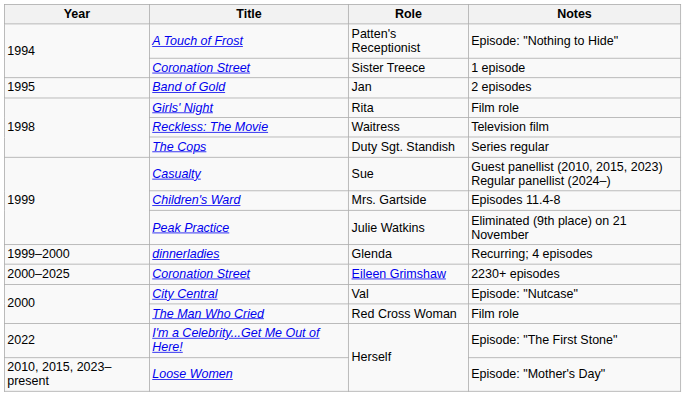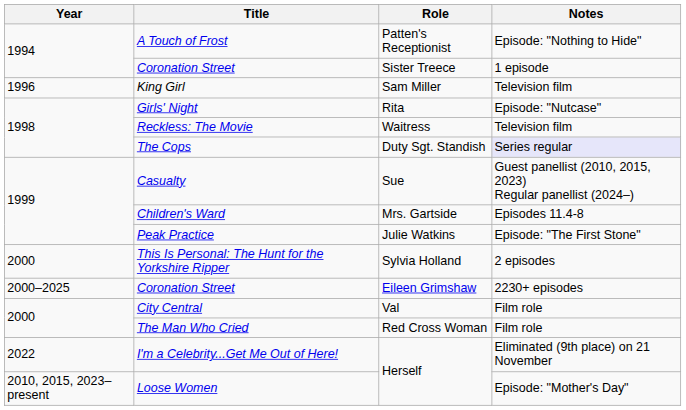- row: (189, 87)
+ row: (161, 87)
(495, 107) Film role -> (548, 107) Episode: "Nutcase"
(510, 147) no background -> (533, 147) lavender background
(549, 227) Eliminated (9th place) on 21 November -> (568, 234) Episode: "The First Stone"
- row: (186, 254)
+ row: (230, 261)
(525, 294) Episode: "Nutcase" -> (518, 308) Film role
(544, 340) Episode: "The First Stone" -> (572, 354) Eliminated (9th place) on 21 November
